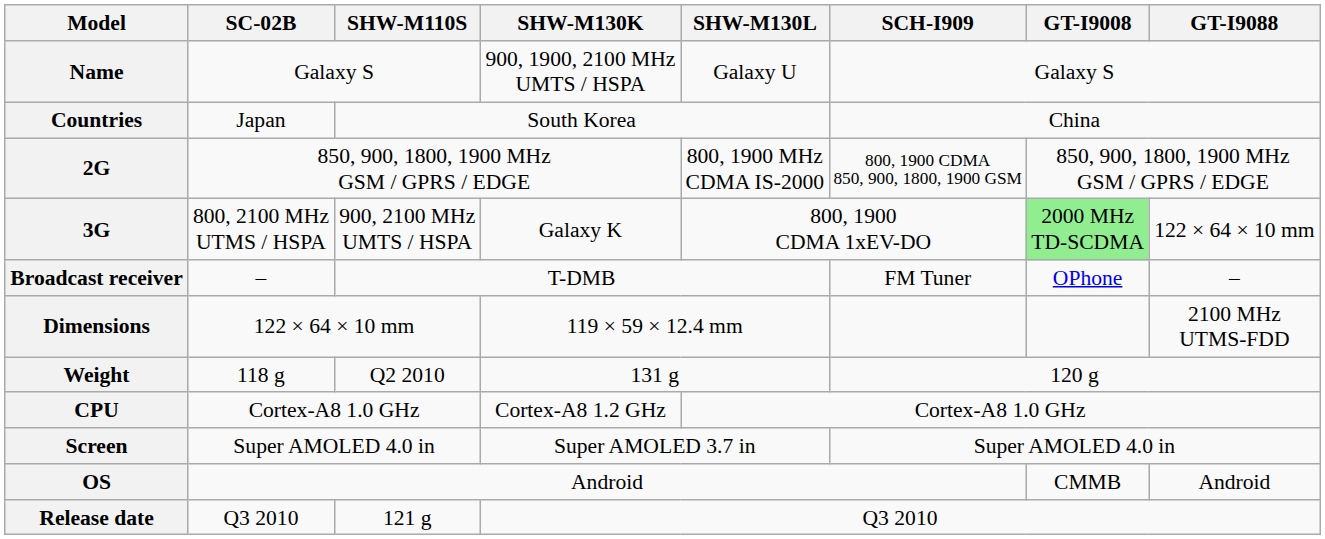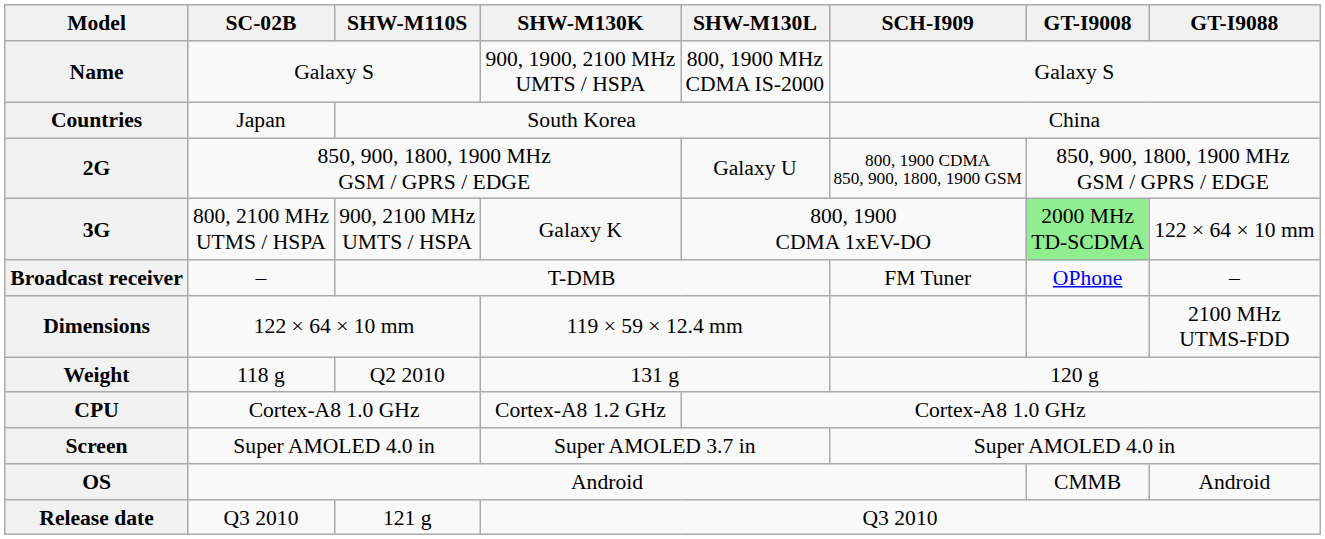(755, 71) Galaxy U -> (755, 71) 800, 1900 MHz CDMA IS-2000
(755, 168) 800, 1900 MHz CDMA IS-2000 -> (755, 168) Galaxy U
